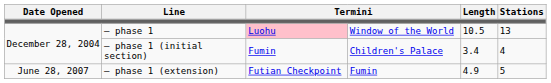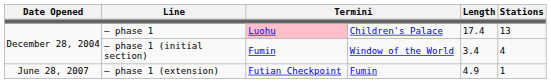(402, 31) Window of the World -> (396, 31) Children's Palace
(474, 31) 10.5 -> (474, 31) 17.4
(396, 51) Children's Palace -> (402, 51) Window of the World
(503, 71) 5 -> (503, 71) 1
